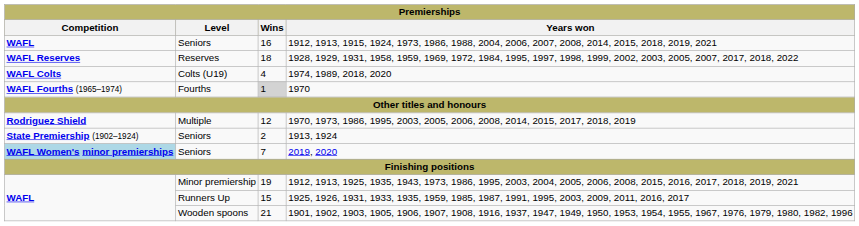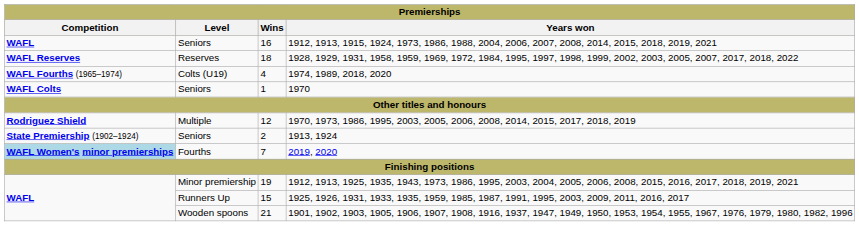(34, 74) WAFL Colts -> (64, 74) WAFL Fourths (1965–1974)
(64, 89) WAFL Fourths (1965–1974) -> (34, 89) WAFL Colts
(194, 89) Fourths -> (194, 89) Seniors
(263, 89) lightgrey background -> (263, 89) no background
(194, 151) Seniors -> (194, 151) Fourths
